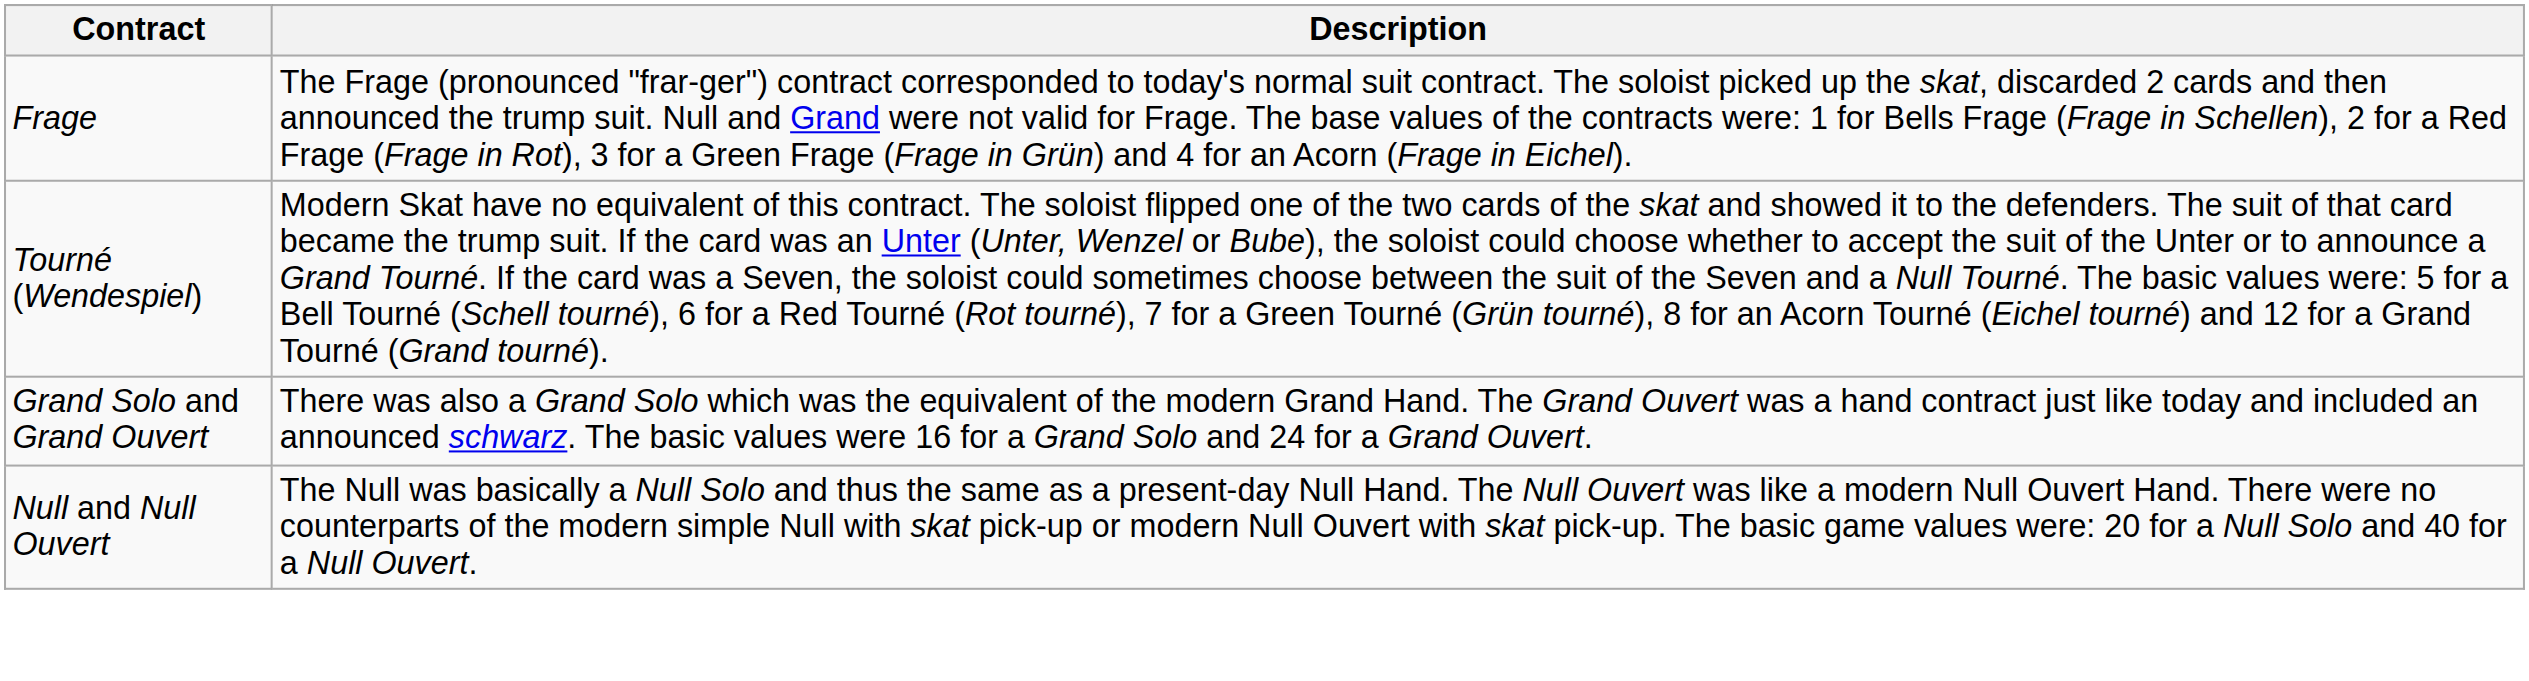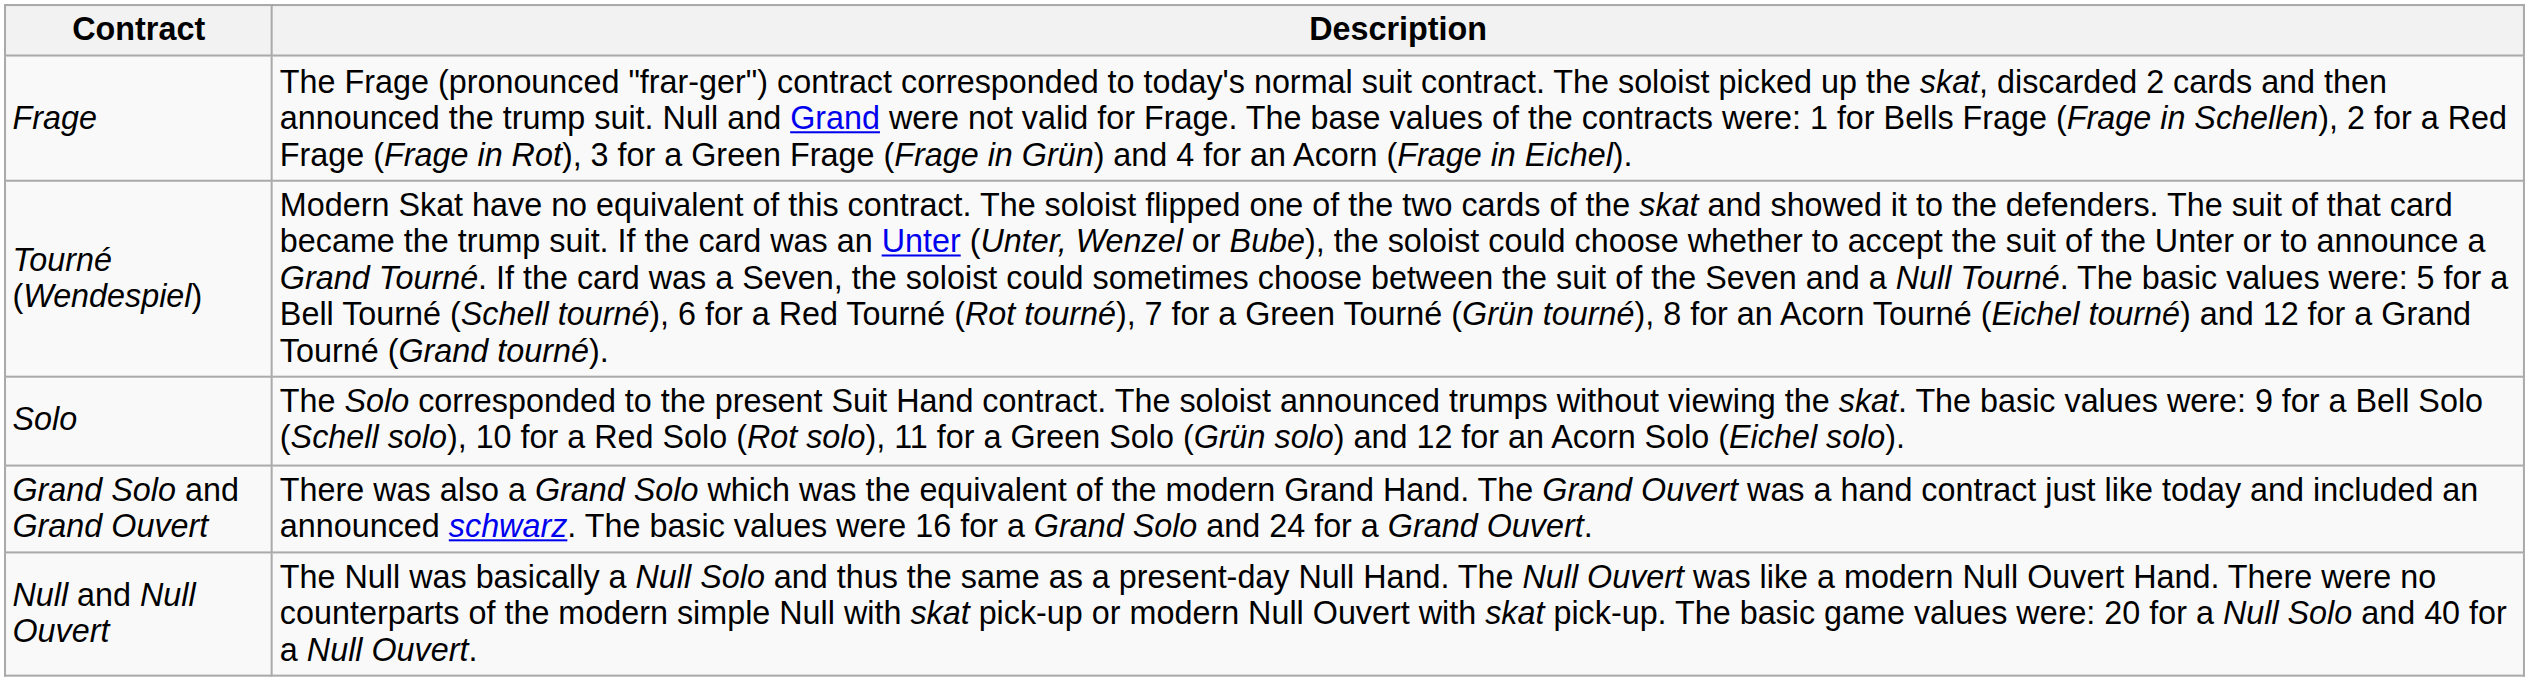+ row: (45, 420)
